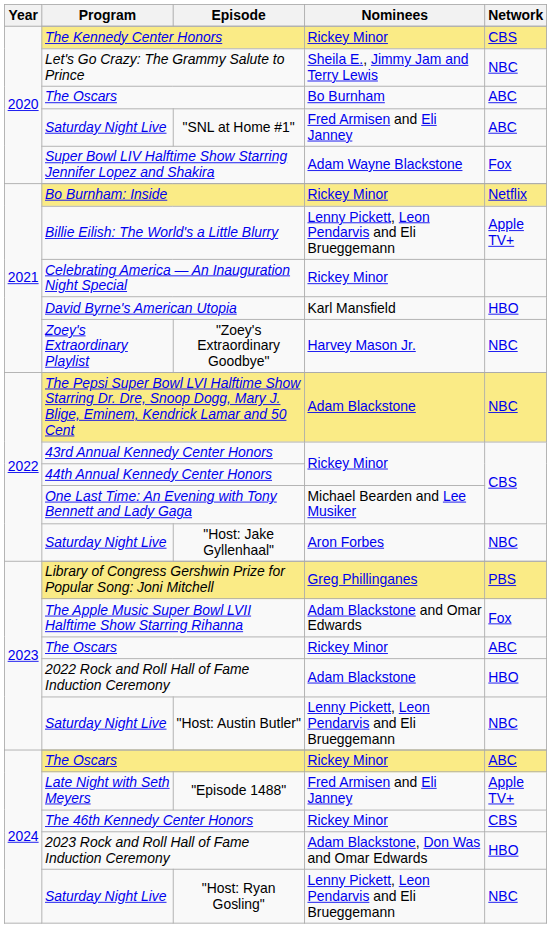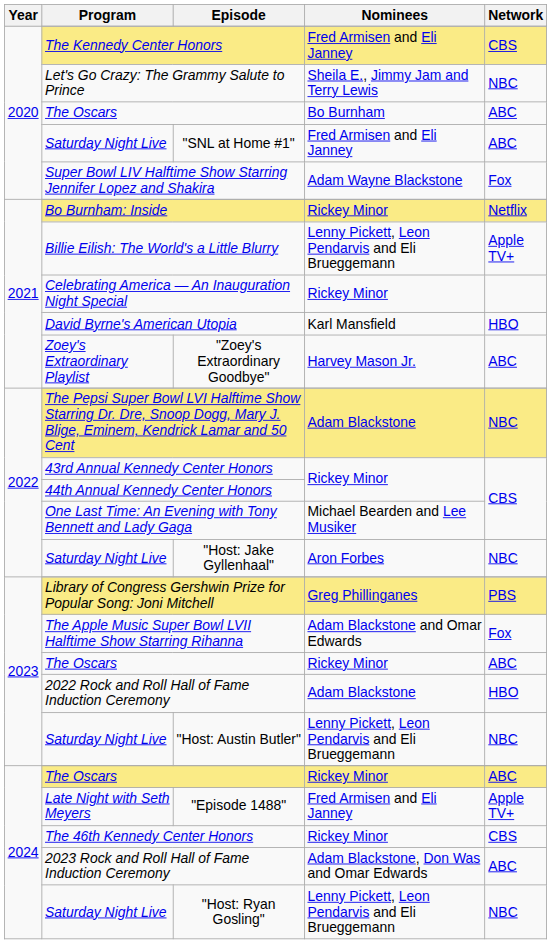(348, 37) Rickey Minor -> (372, 45) Fred Armisen and Eli Janney
(503, 345) NBC -> (503, 361) ABC
(503, 850) HBO -> (503, 866) ABC
